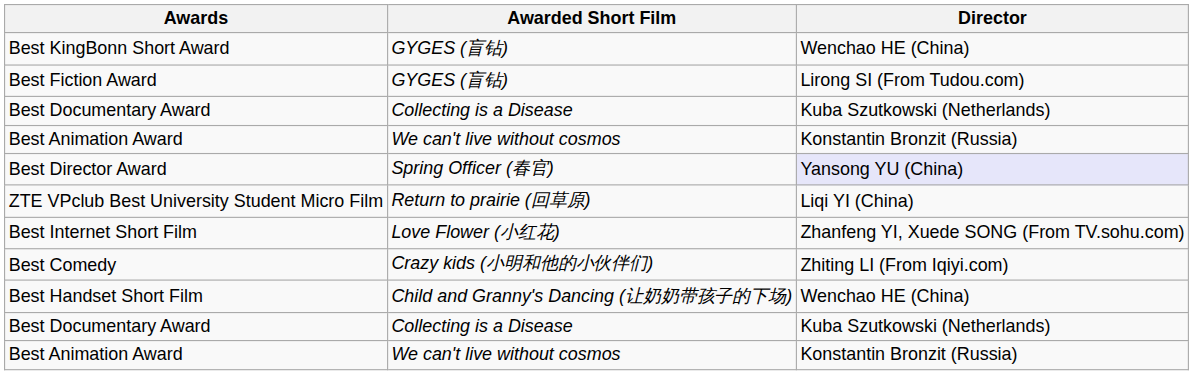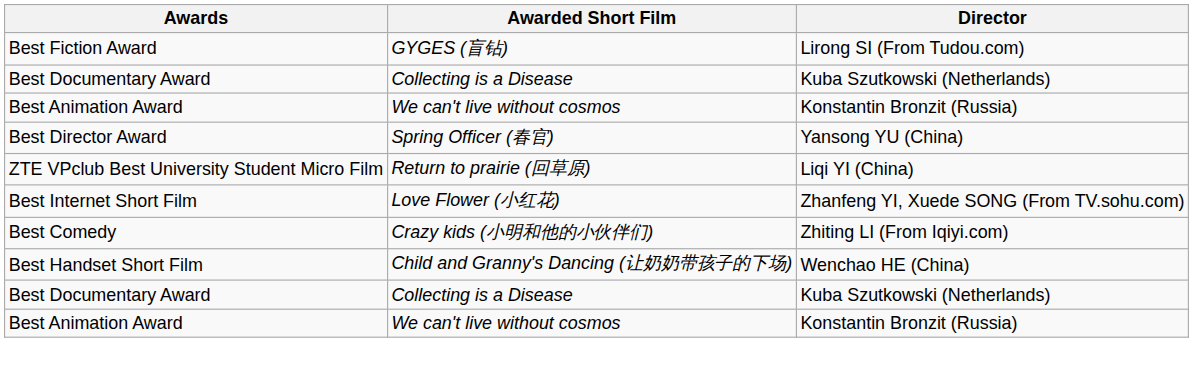- row: (119, 48)
(882, 169) lavender background -> (882, 137) no background
